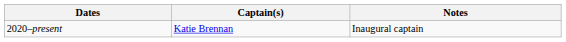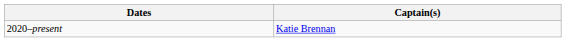- column: (455, 12)
